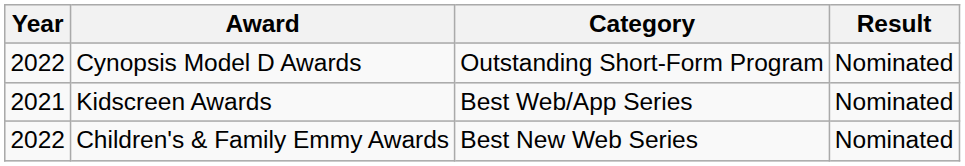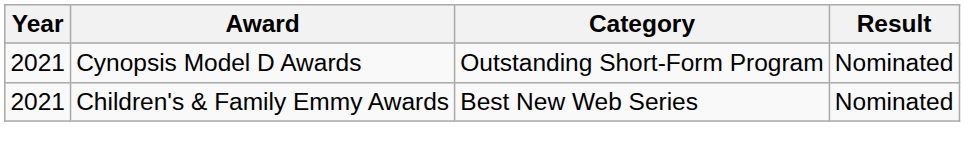(38, 62) 2022 -> (38, 62) 2021
- row: (174, 101)
(38, 140) 2022 -> (38, 101) 2021
